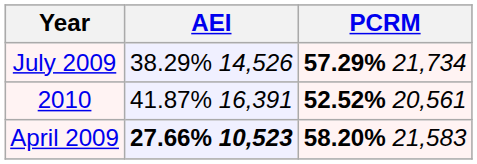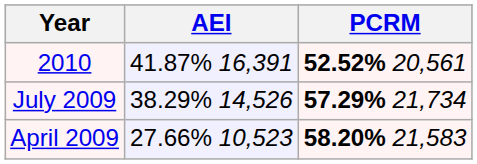rows swapped: (65, 100) <-> (65, 62)
(211, 138) bold -> (211, 138) normal
